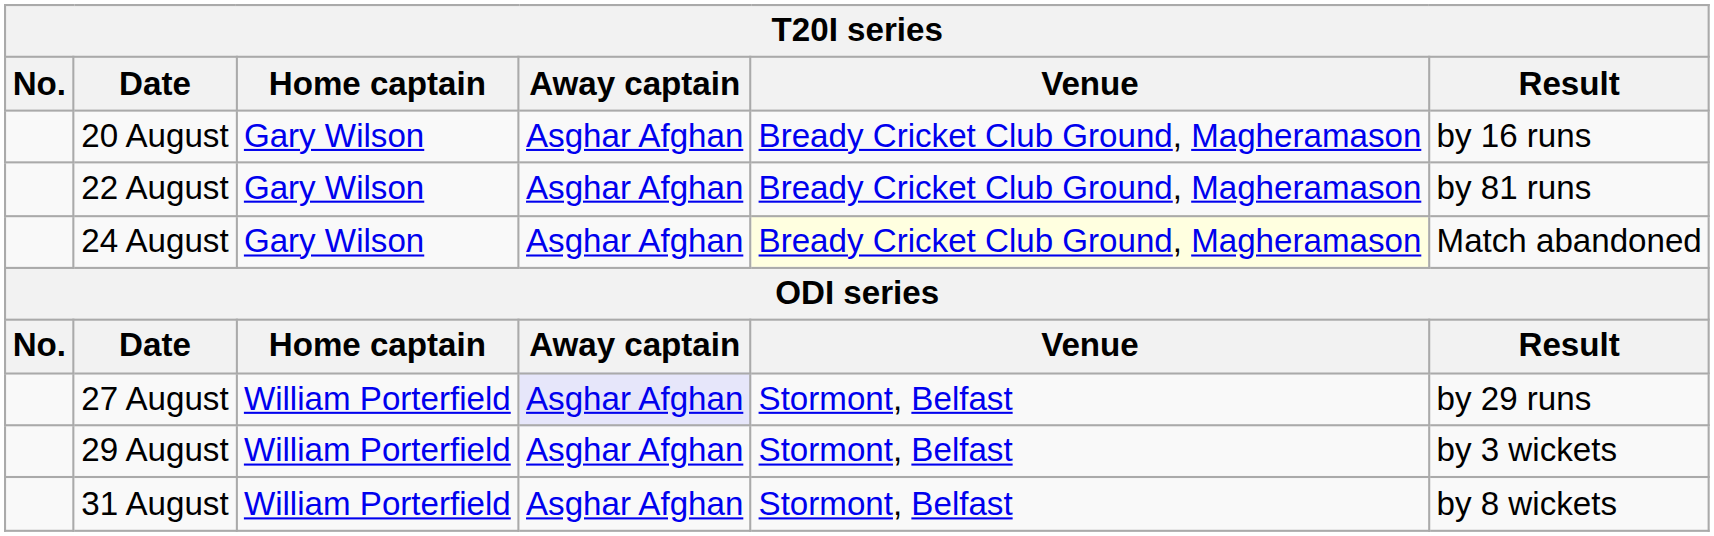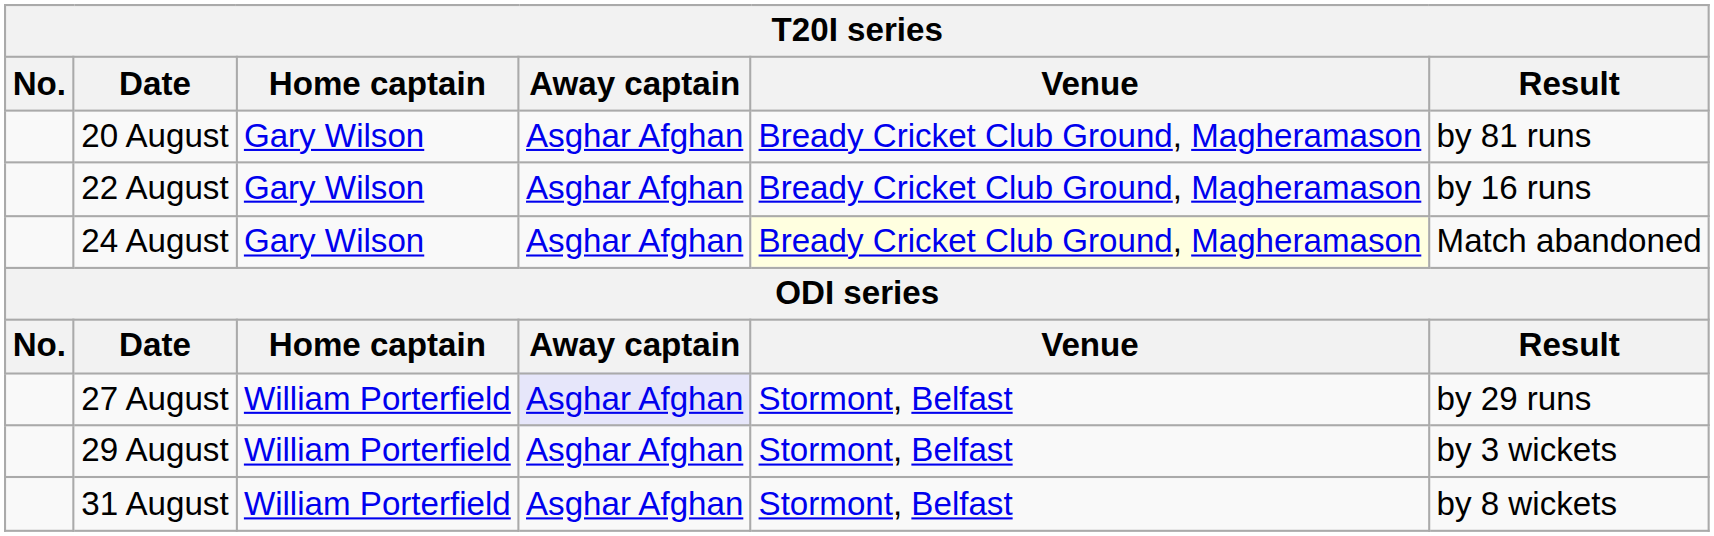(1514, 135) by 16 runs -> (1514, 135) by 81 runs
(1514, 188) by 81 runs -> (1514, 188) by 16 runs
